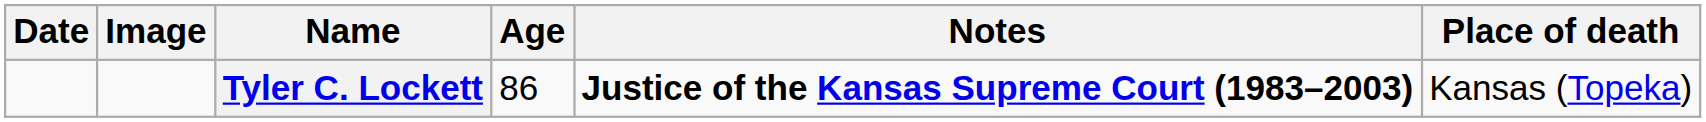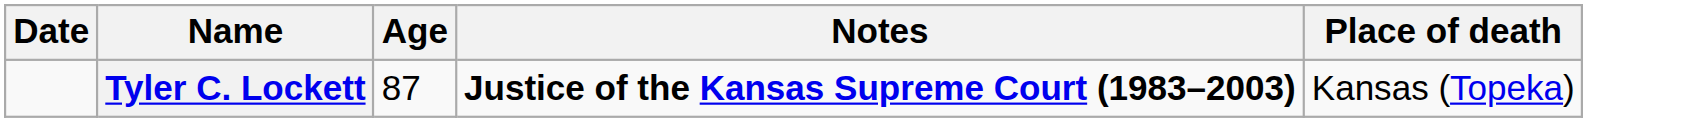- column: (156, 32)
(519, 87) 86 -> (401, 87) 87
